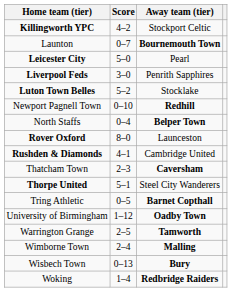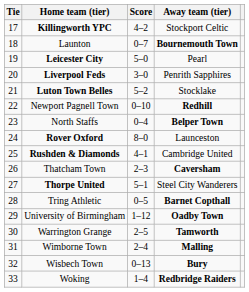+ column: (13, 11)
